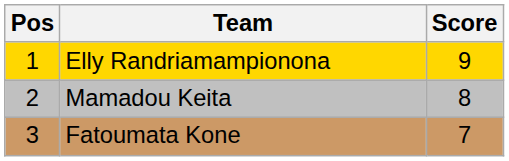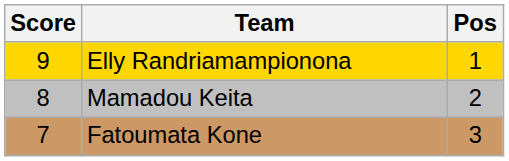columns swapped: (32, 23) <-> (465, 23)
